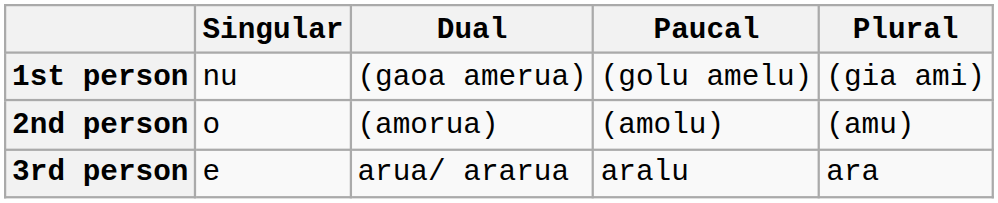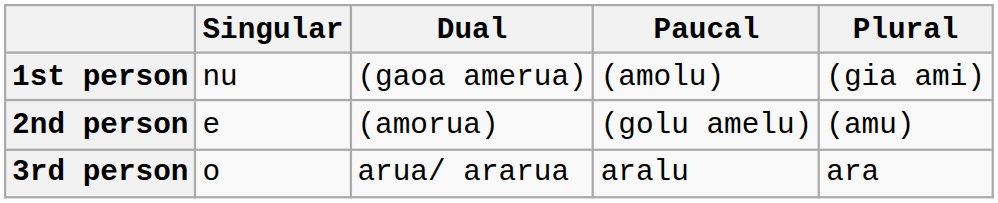(706, 77) (golu amelu) -> (662, 77) (amolu)
(211, 125) o -> (211, 125) e
(662, 125) (amolu) -> (706, 125) (golu amelu)
(211, 173) e -> (211, 173) o
